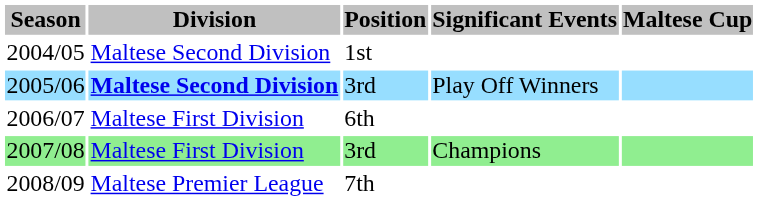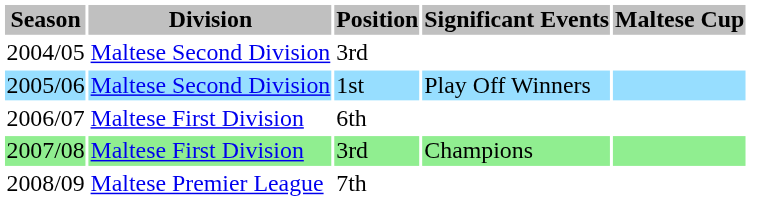(358, 52) 1st -> (352, 52) 3rd
(214, 85) bold -> (210, 85) normal
(360, 85) 3rd -> (350, 85) 1st
